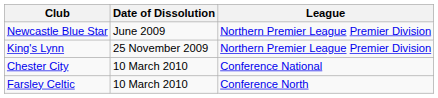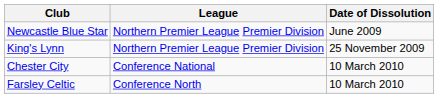columns swapped: (326, 13) <-> (164, 13)
